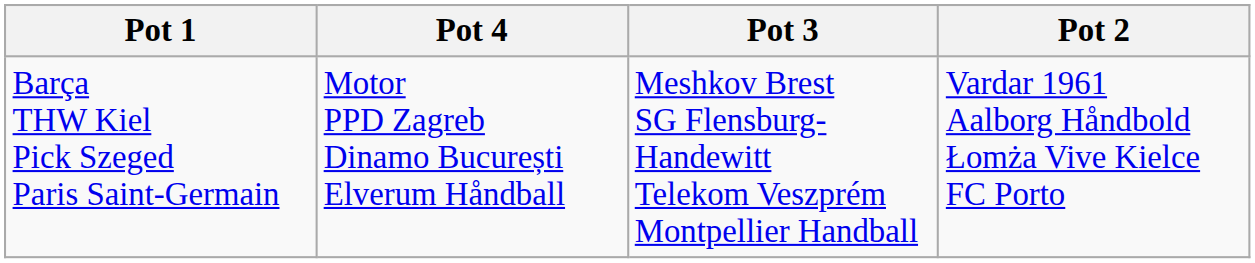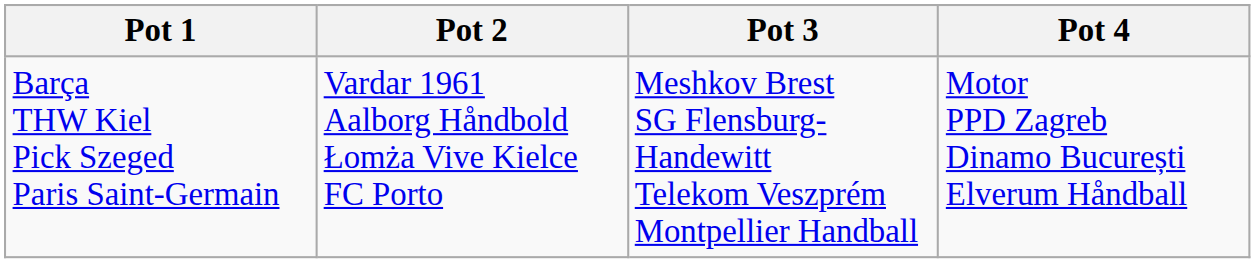columns swapped: (1094, 30) <-> (472, 30)
